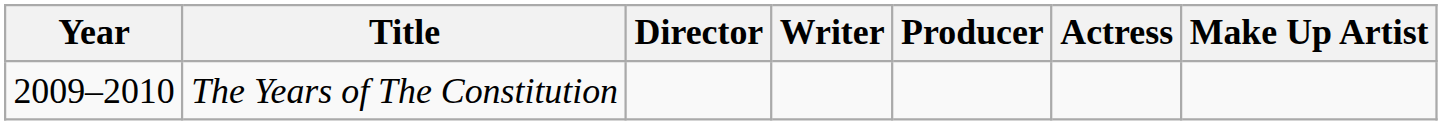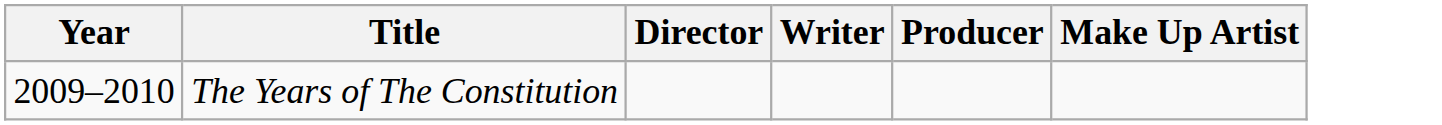- column: (1117, 32)
